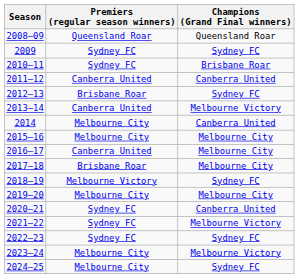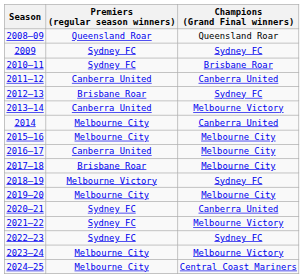(236, 267) Sydney FC -> (238, 267) Central Coast Mariners
